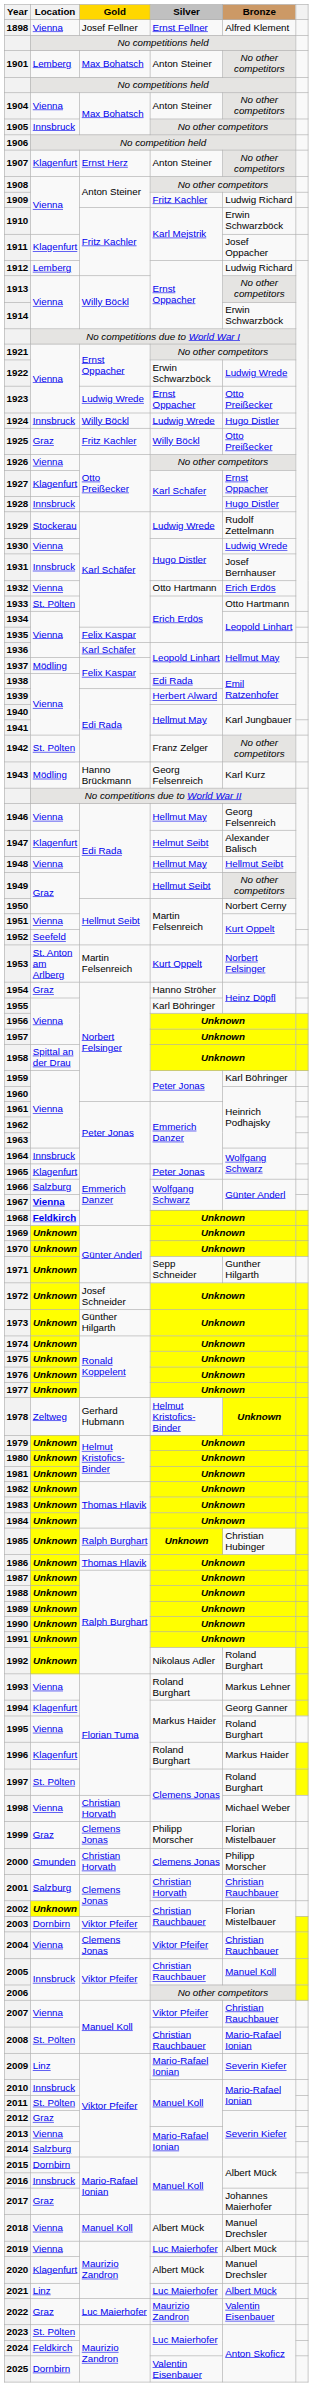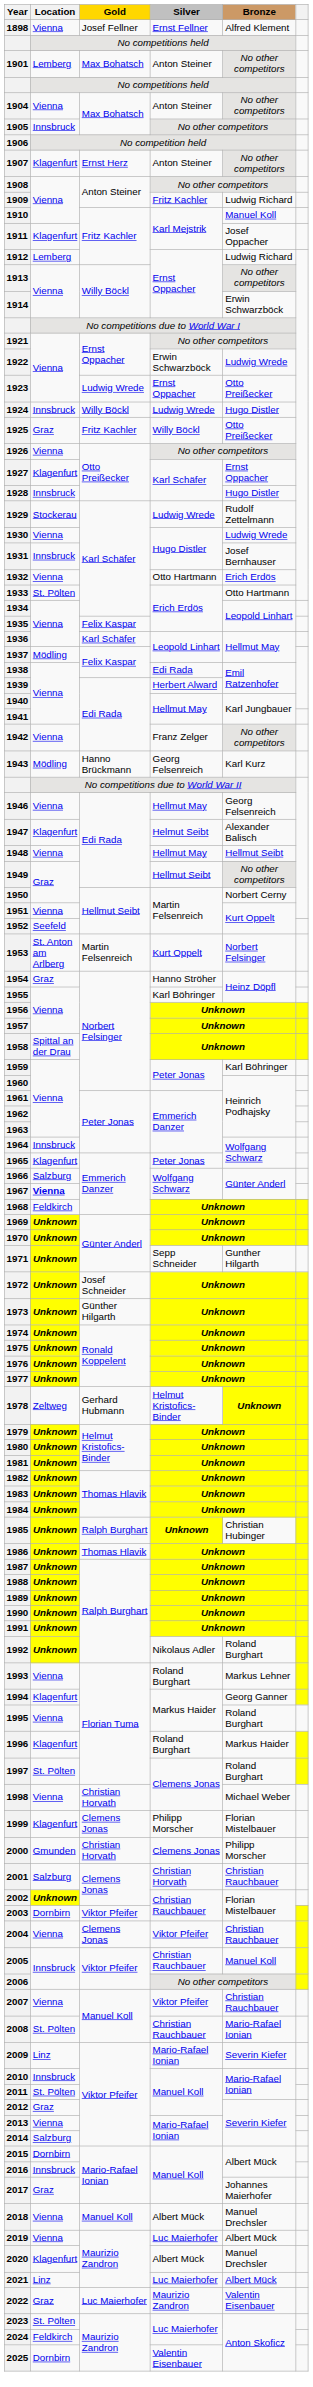(254, 220) Erwin Schwarzböck -> (251, 215) Manuel Koll
(54, 748) St. Pölten -> (48, 737) Vienna
(54, 1217) bold -> (53, 1207) normal
(43, 1835) Graz -> (55, 1824) Klagenfurt
